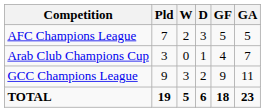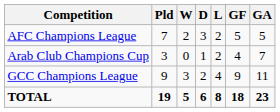+ column: (218, 14)
